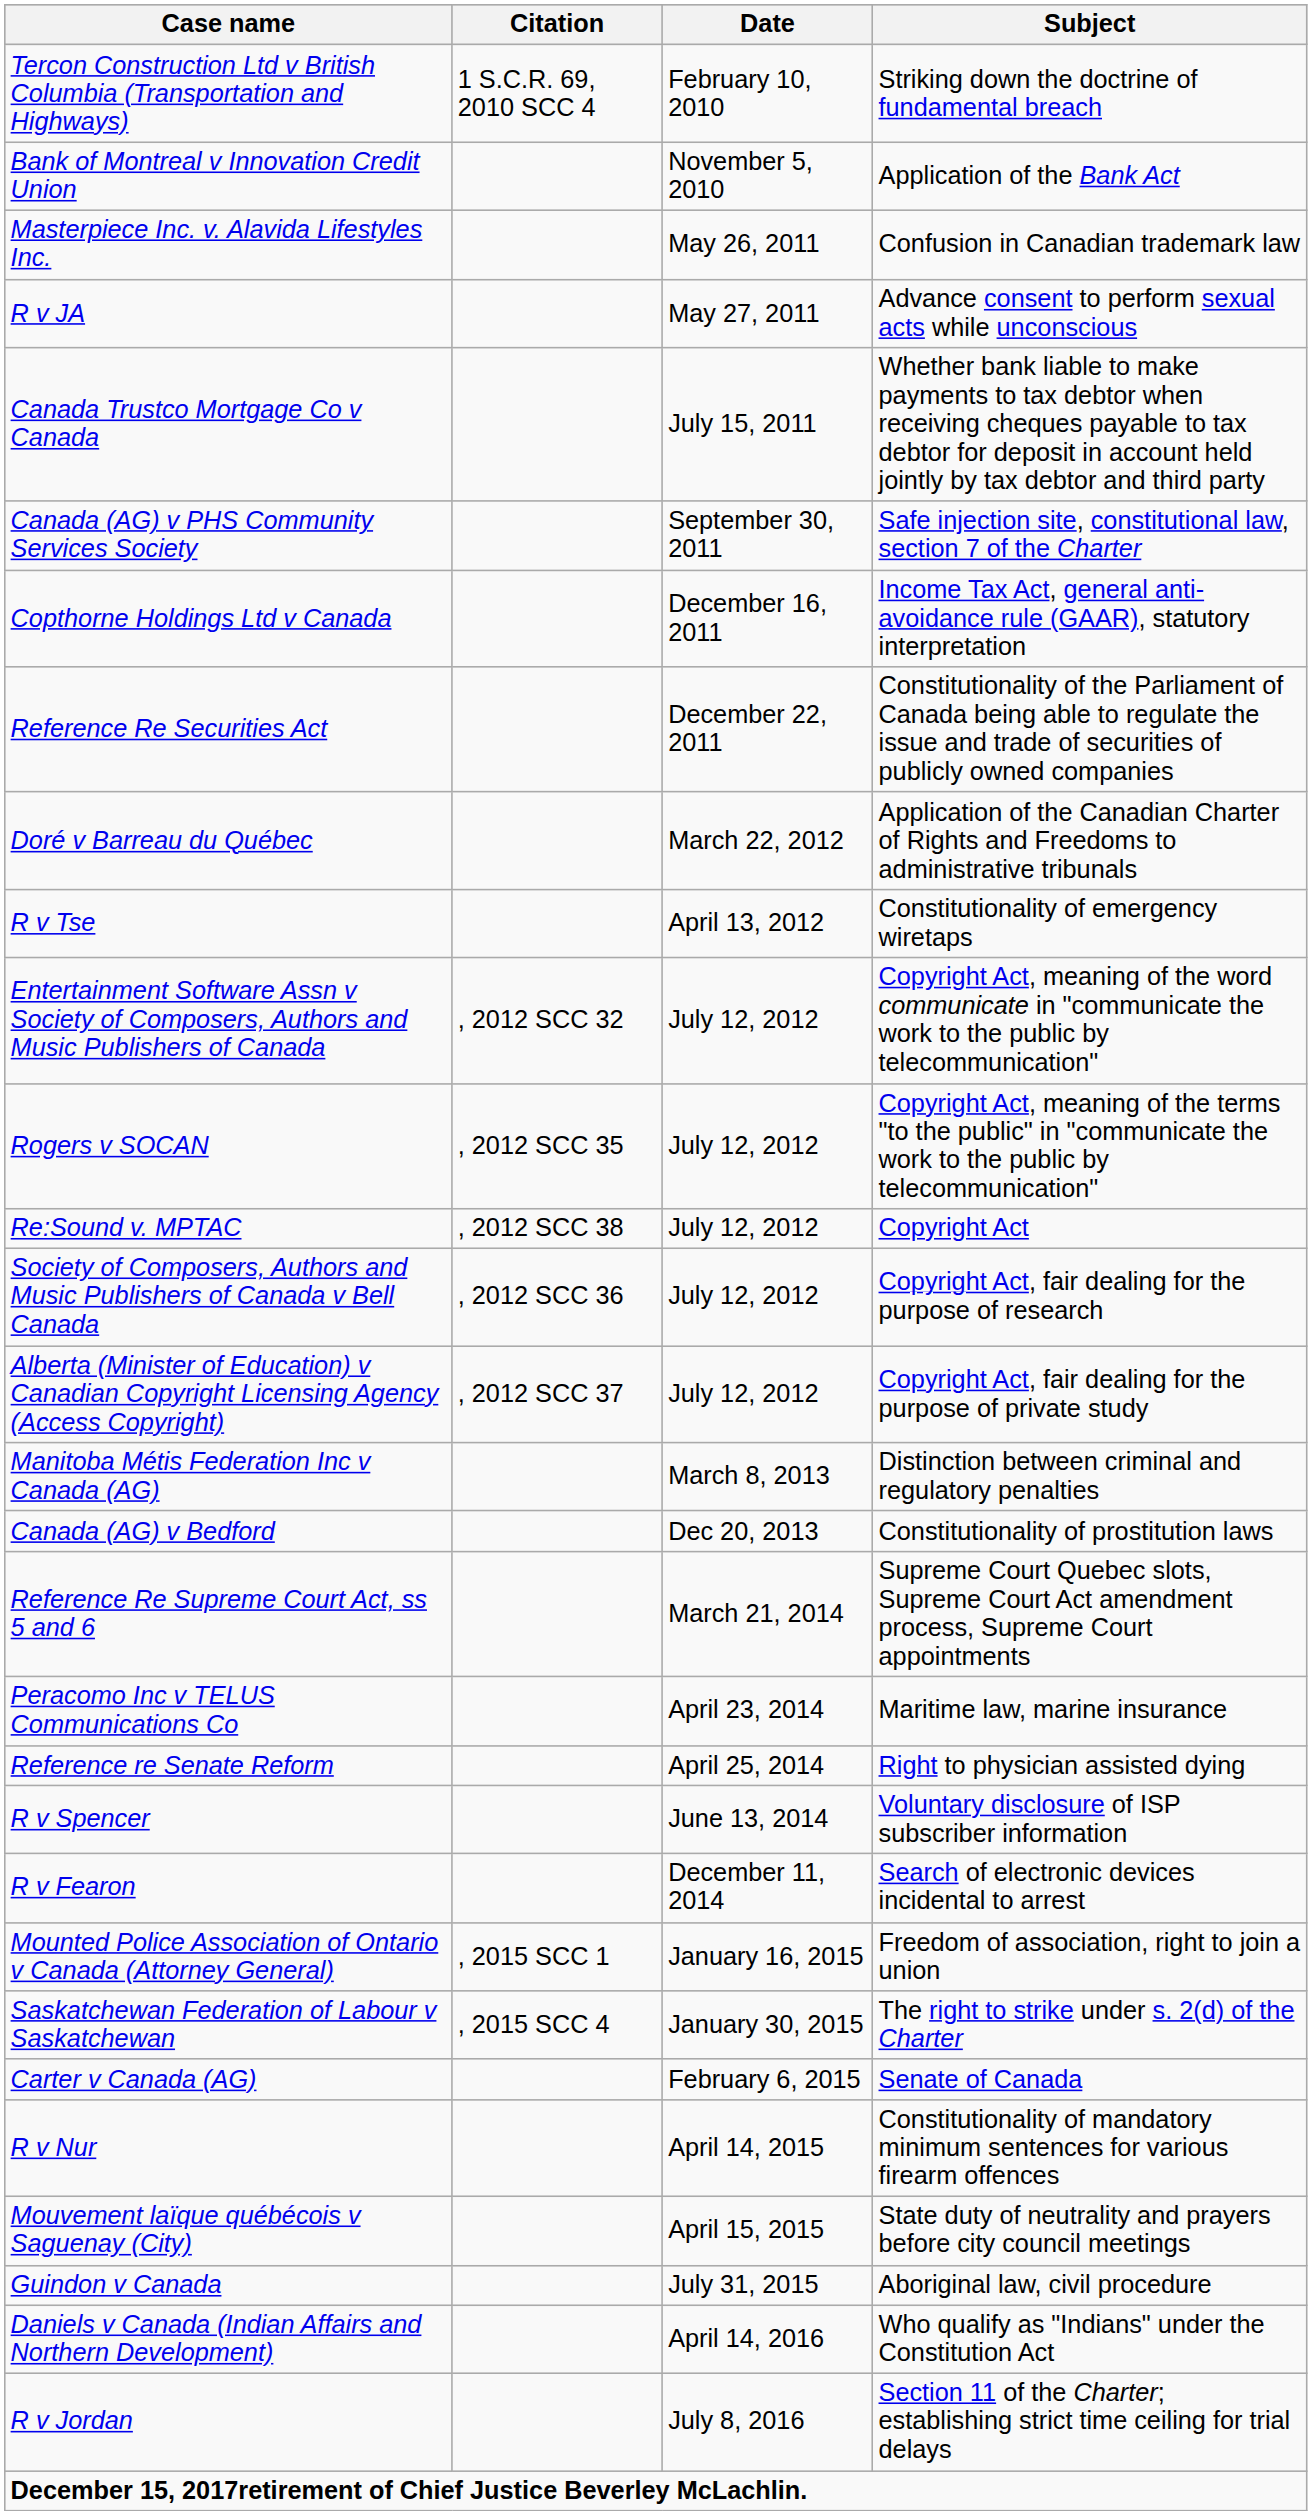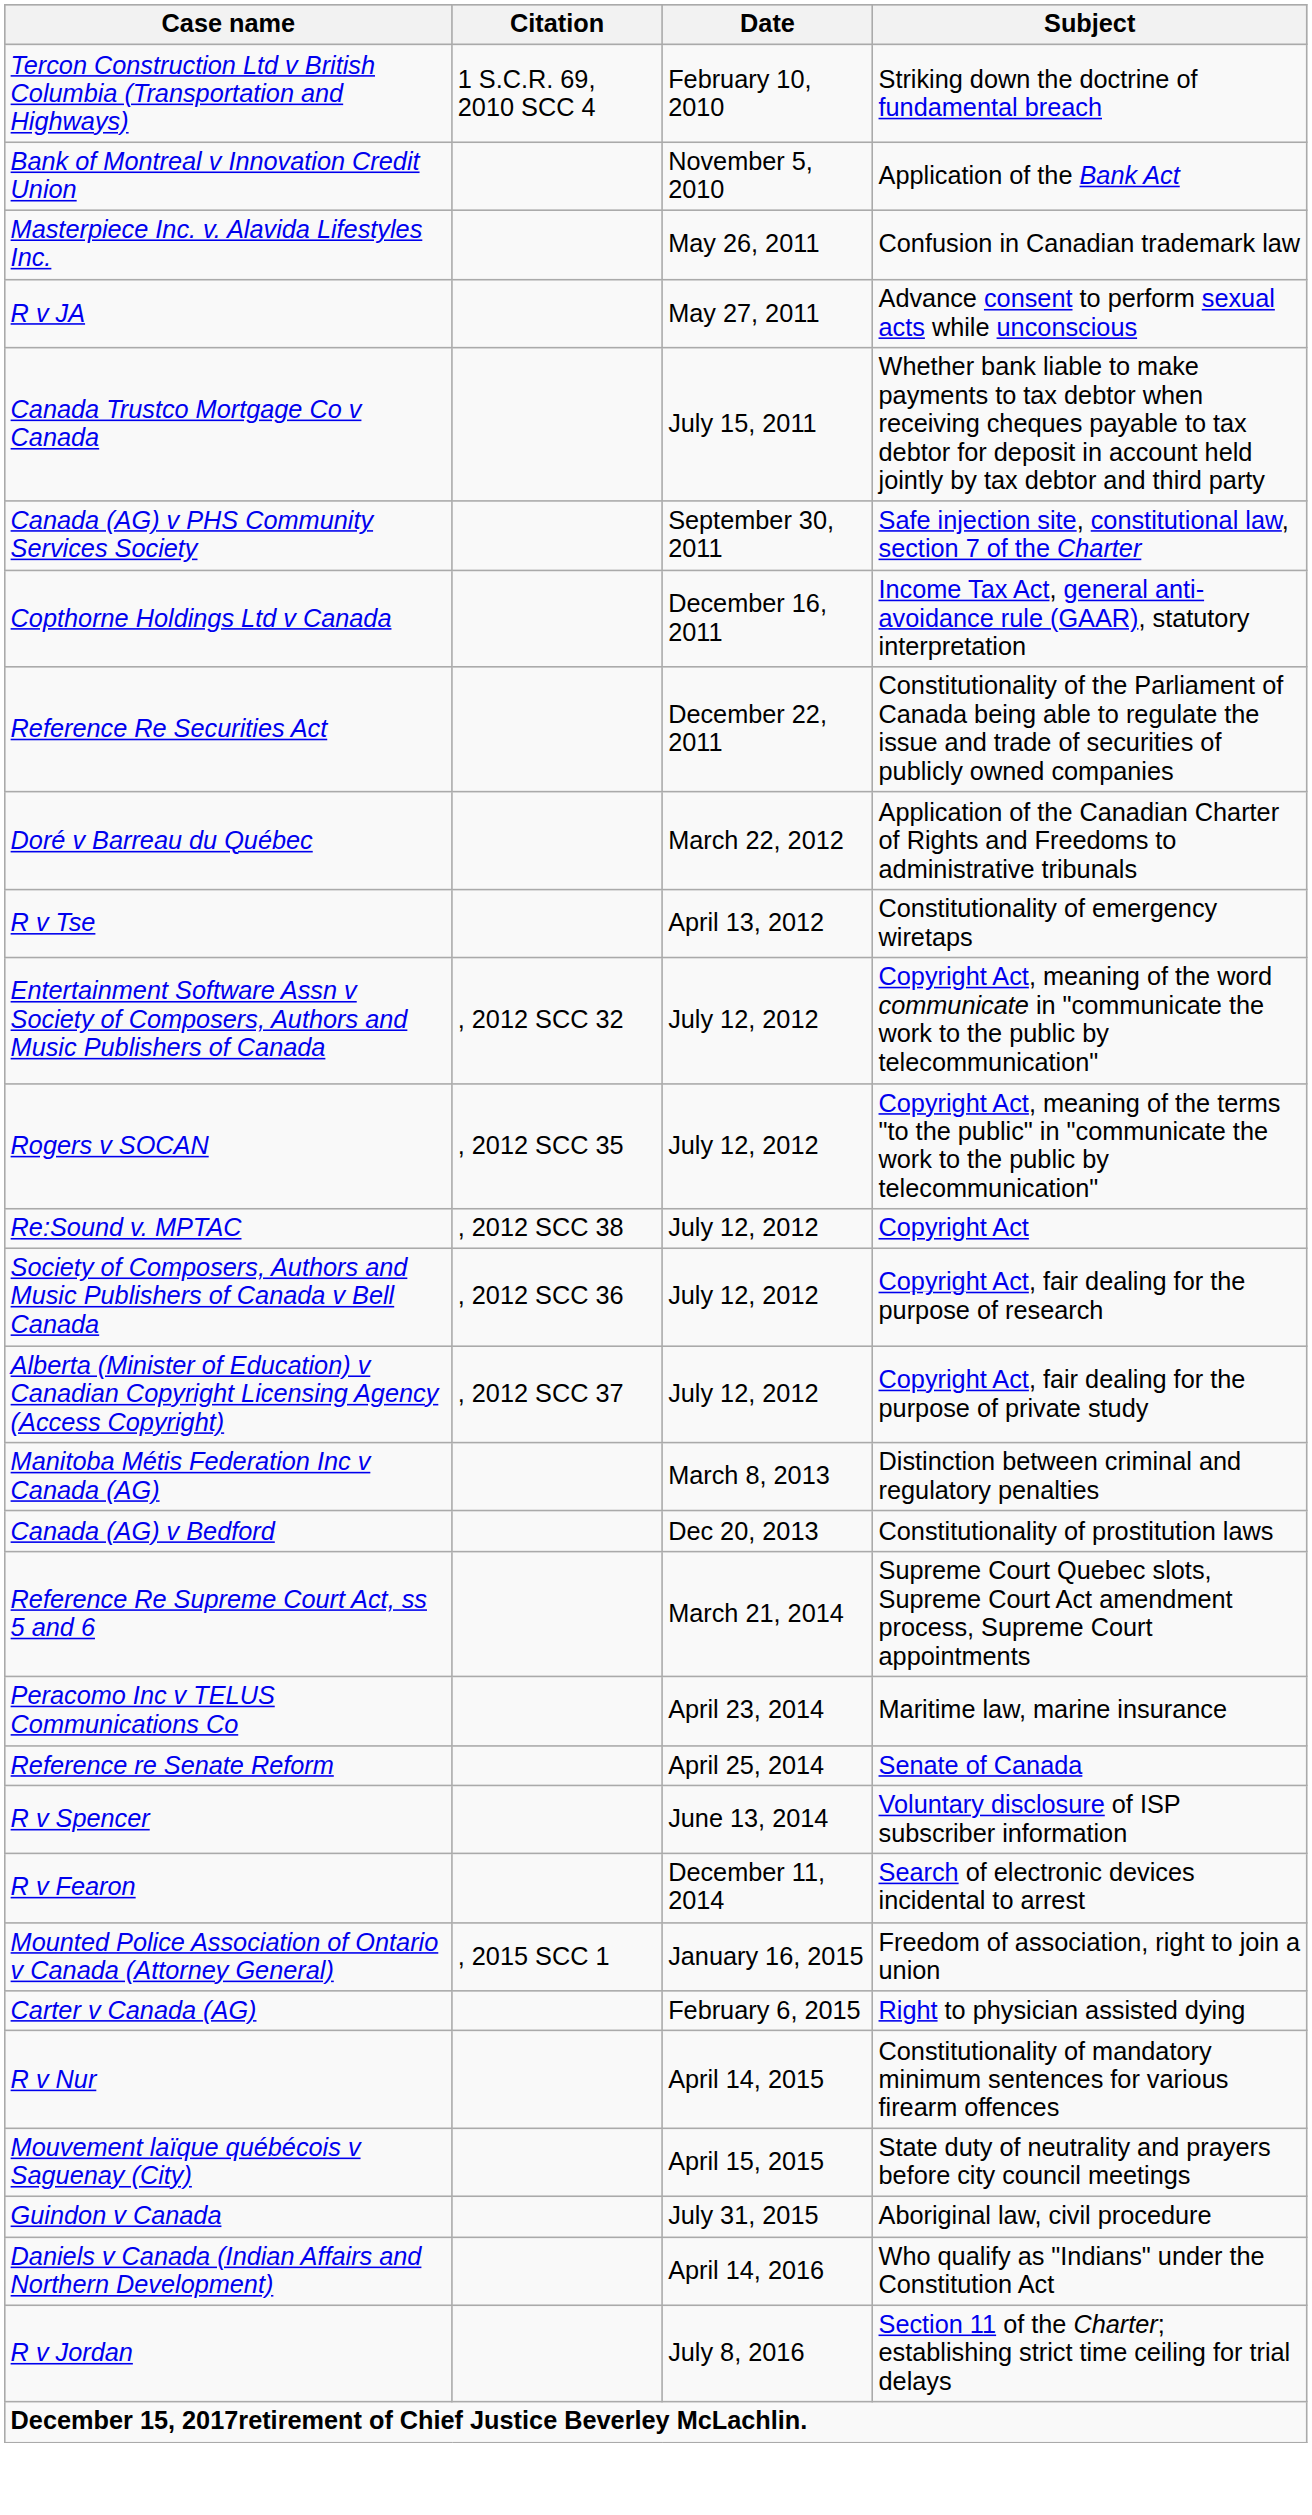(1062, 1764) Right to physician assisted dying -> (980, 1764) Senate of Canada
- row: (224, 2024)
(980, 2079) Senate of Canada -> (1062, 2010) Right to physician assisted dying
